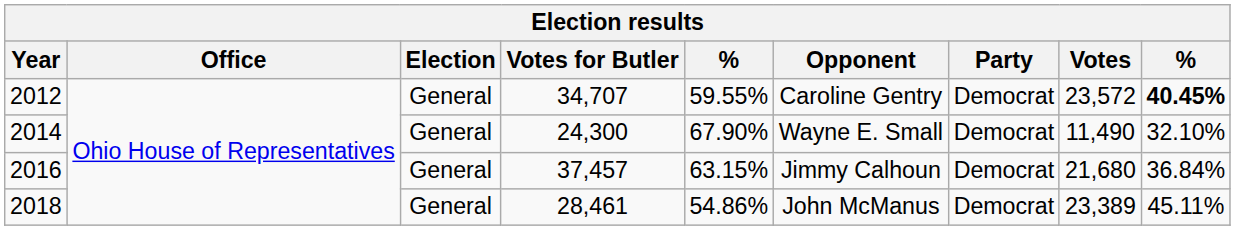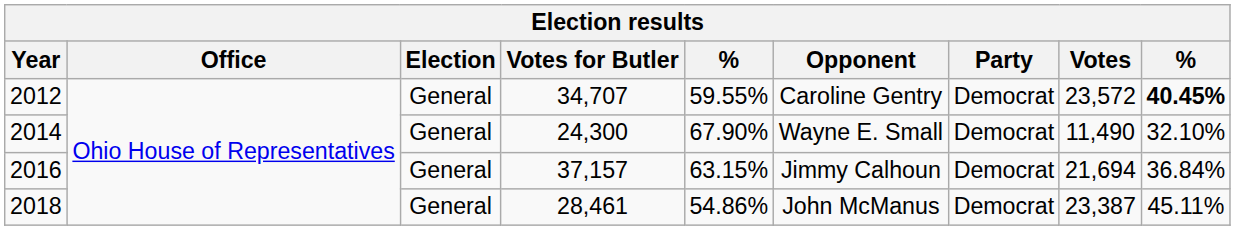(593, 170) 37,457 -> (593, 170) 37,157
(1100, 170) 21,680 -> (1100, 170) 21,694
(1100, 206) 23,389 -> (1100, 206) 23,387
